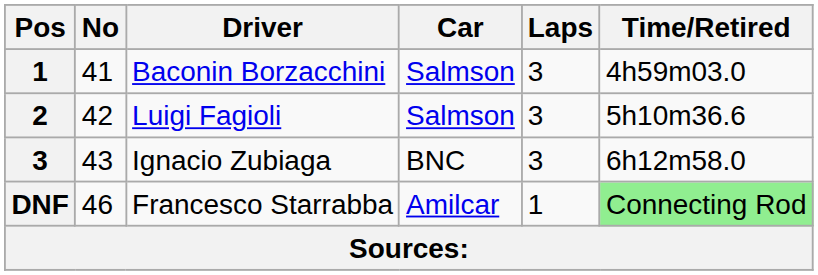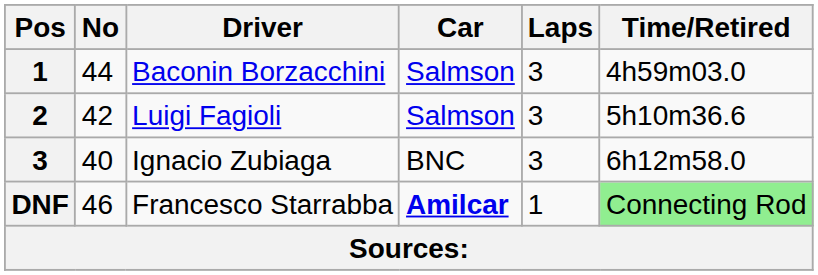(97, 72) 41 -> (97, 72) 44
(97, 160) 43 -> (97, 160) 40
(453, 204) normal -> (457, 204) bold
